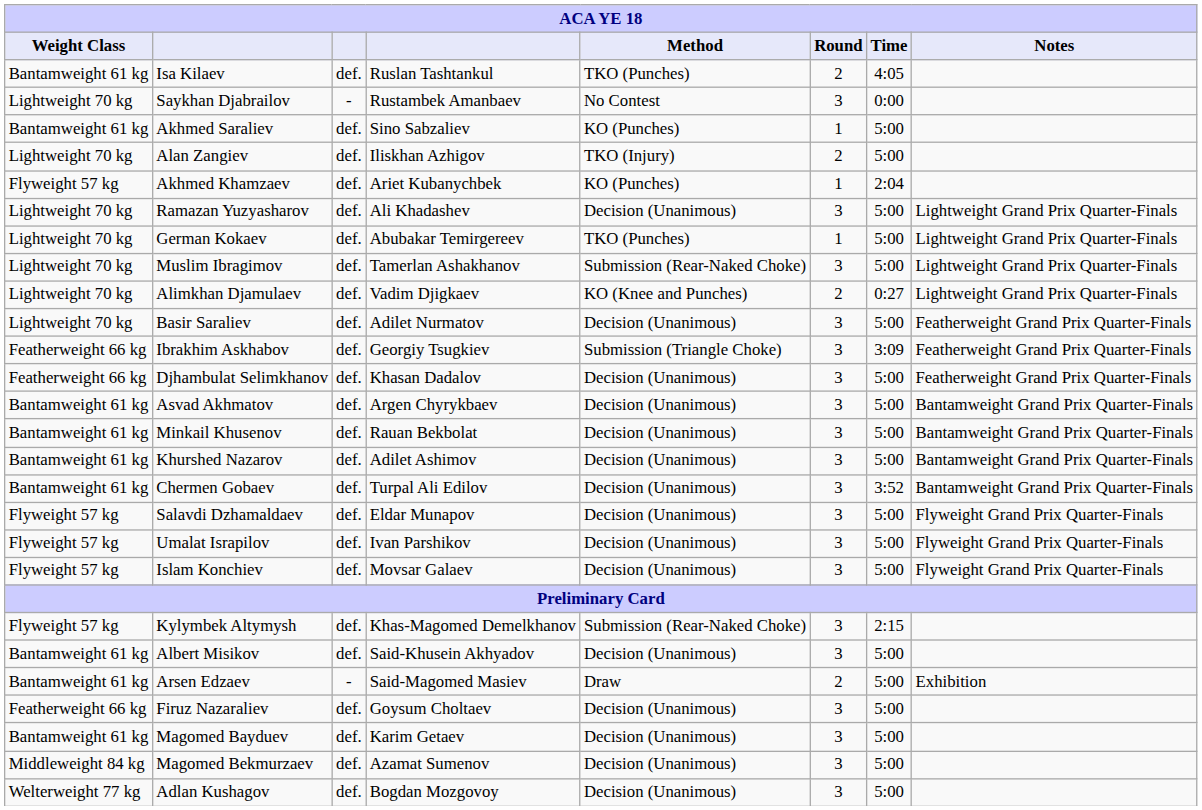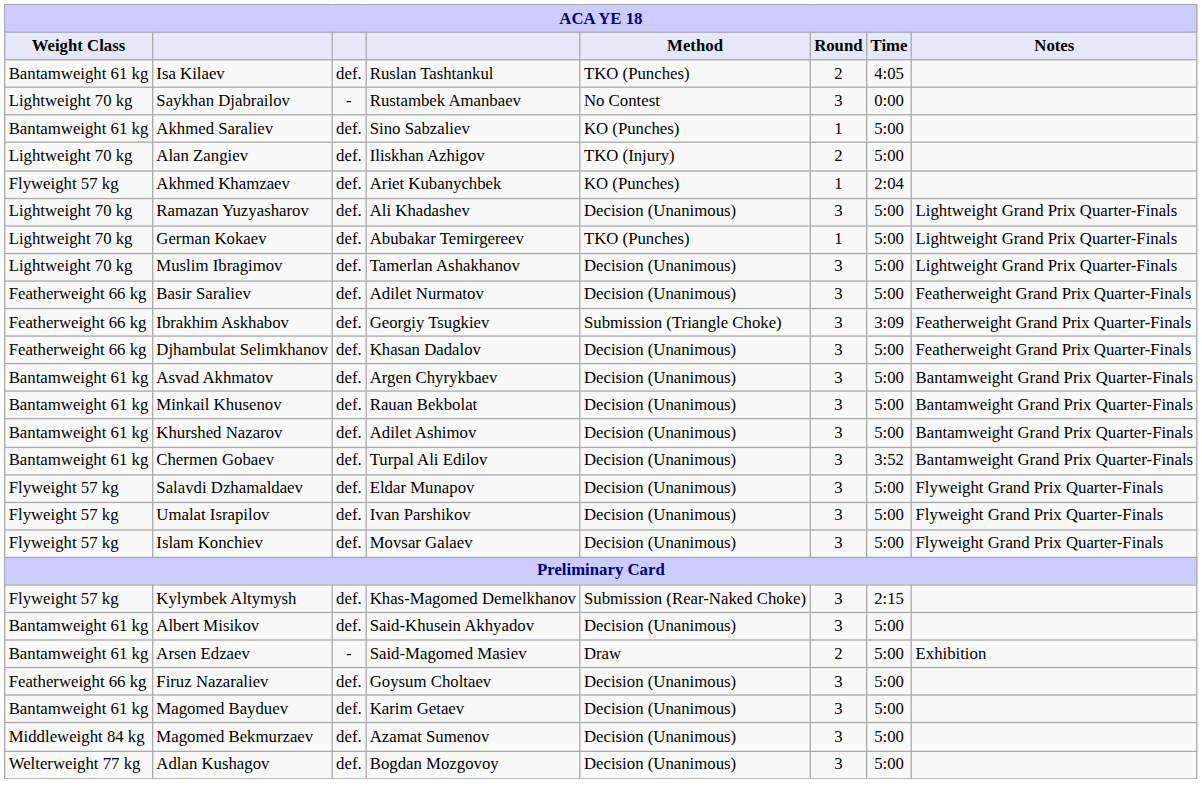(695, 266) Submission (Rear-Naked Choke) -> (660, 266) Decision (Unanimous)
- row: (229, 294)
(71, 322) Lightweight 70 kg -> (78, 294) Featherweight 66 kg
